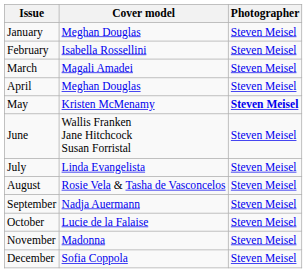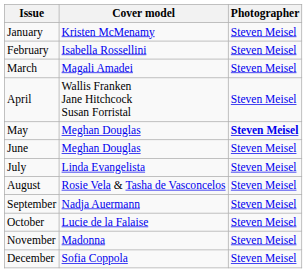(101, 31) Meghan Douglas -> (108, 31) Kristen McMenamy
(101, 86) Meghan Douglas -> (97, 99) Wallis Franken Jane Hitchcock Susan Forristal
(108, 104) Kristen McMenamy -> (101, 130) Meghan Douglas
(97, 136) Wallis Franken Jane Hitchcock Susan Forristal -> (101, 149) Meghan Douglas
